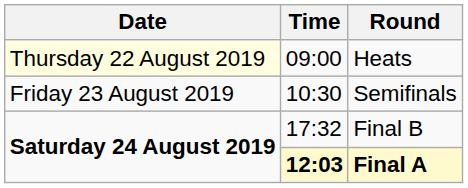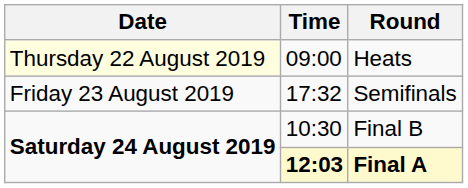(314, 93) 10:30 -> (314, 93) 17:32
(314, 128) 17:32 -> (314, 128) 10:30
